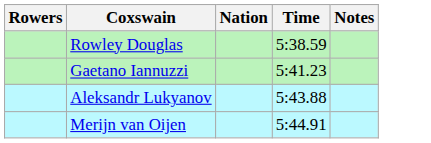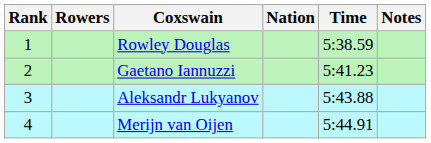+ column: (28, 17)
